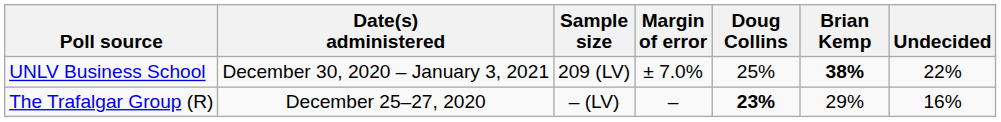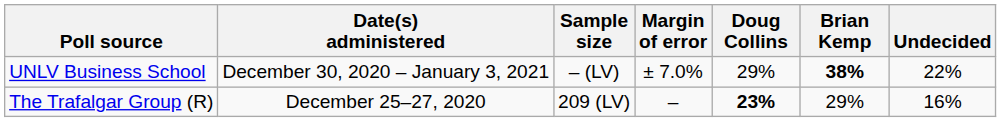(594, 72) 209 (LV) -> (594, 72) – (LV)
(756, 72) 25% -> (756, 72) 29%
(594, 102) – (LV) -> (594, 102) 209 (LV)
